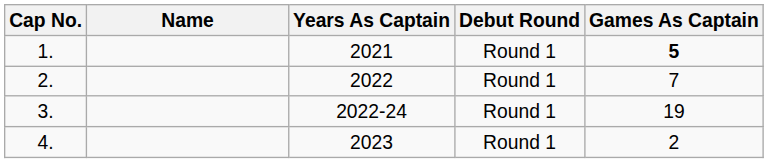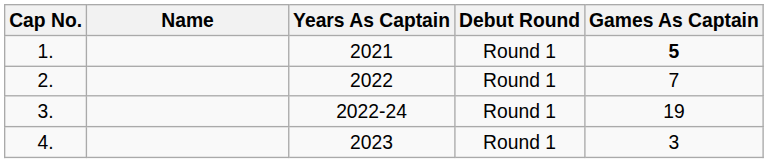(674, 142) 2 -> (674, 142) 3
